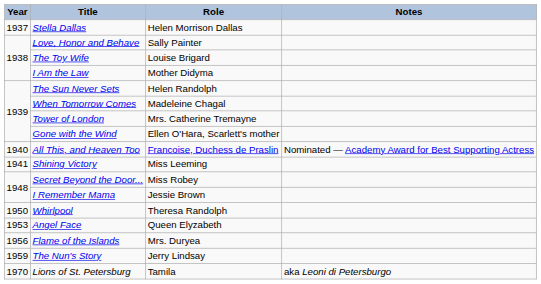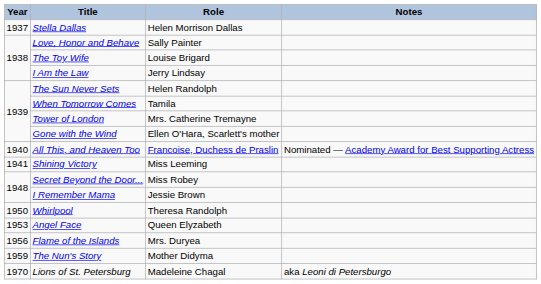(180, 73) Mother Didyma -> (176, 73) Jerry Lindsay
(187, 104) Madeleine Chagal -> (162, 104) Tamila
(176, 256) Jerry Lindsay -> (180, 256) Mother Didyma
(162, 271) Tamila -> (187, 271) Madeleine Chagal
